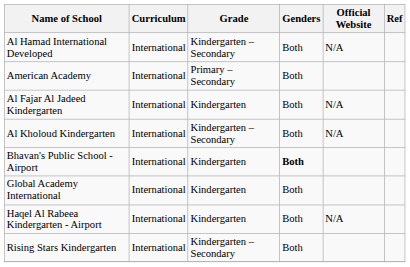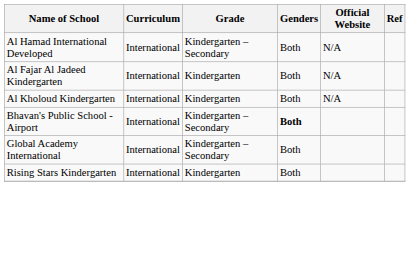- row: (49, 76)
(222, 133) Kindergarten – Secondary -> (213, 98) Kindergarten
(218, 161) Kindergarten -> (217, 121) Kindergarten – Secondary
(218, 190) Kindergarten -> (217, 150) Kindergarten – Secondary
- row: (54, 219)
(222, 247) Kindergarten – Secondary -> (213, 172) Kindergarten
